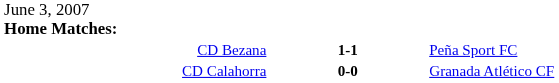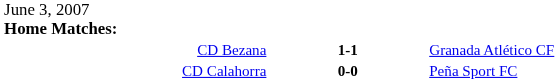(473, 50) Peña Sport FC -> (492, 50) Granada Atlético CF
(492, 71) Granada Atlético CF -> (473, 71) Peña Sport FC
